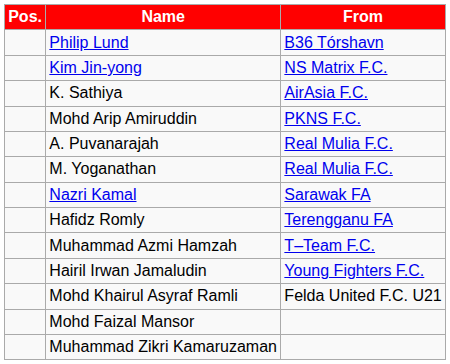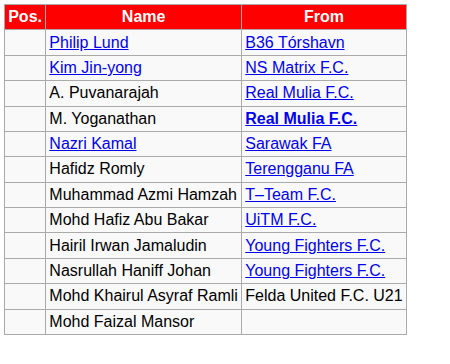- row: (86, 93)
- row: (123, 118)
(339, 169) normal -> (301, 118) bold
+ row: (129, 220)
+ row: (130, 270)
- row: (163, 347)
